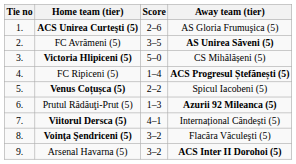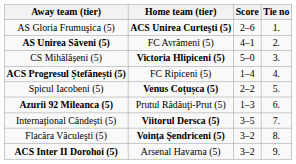columns swapped: (20, 12) <-> (230, 12)
(154, 43) 3–5 -> (247, 43) 4–1
(154, 120) 4–1 -> (247, 120) 3–5
